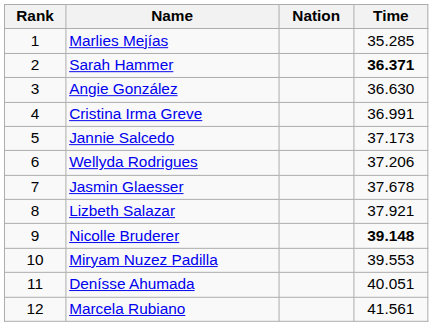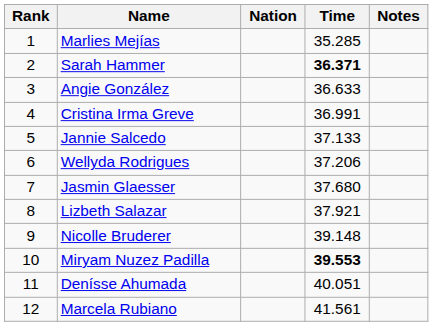+ column: (398, 16)
(391, 89) 36.630 -> (337, 89) 36.633
(391, 138) 37.173 -> (337, 138) 37.133
(391, 187) 37.678 -> (337, 187) 37.680
(391, 235) bold -> (337, 235) normal
(391, 260) normal -> (337, 260) bold
